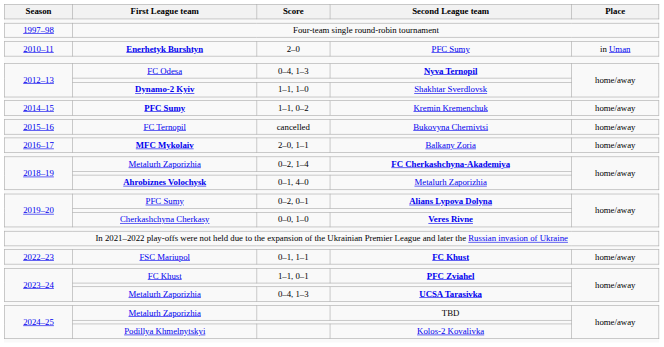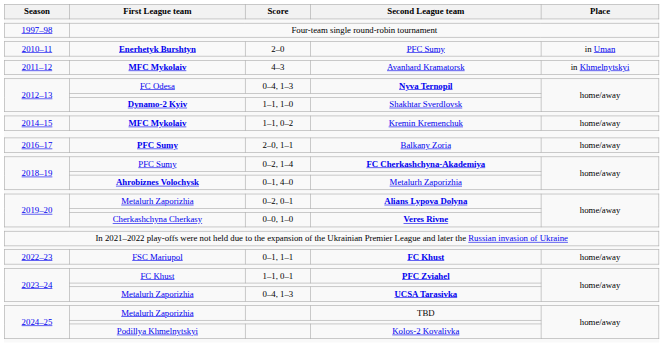+ row: (37, 67)
(165, 108) PFC Sumy -> (157, 123) MFC Mykolaiv
- row: (39, 127)
(165, 145) MFC Mykolaiv -> (157, 145) PFC Sumy
(165, 164) Metalurh Zaporizhia -> (157, 164) PFC Sumy
(165, 201) PFC Sumy -> (157, 201) Metalurh Zaporizhia
